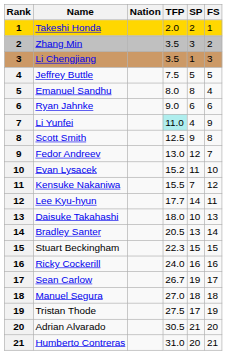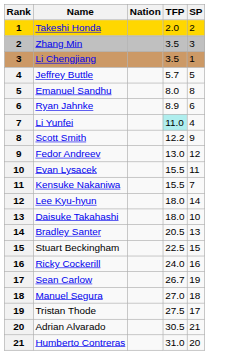- column: (213, 12)
(172, 75) 7.5 -> (172, 75) 5.7
(172, 106) 9.0 -> (172, 106) 8.9
(175, 138) 12.5 -> (175, 138) 12.2
(175, 169) 15.2 -> (175, 169) 15.5
(175, 201) 17.7 -> (175, 201) 18.0
(175, 248) 22.3 -> (175, 248) 22.5
